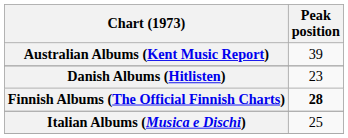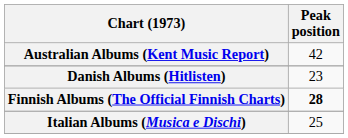(316, 54) 39 -> (316, 54) 42
